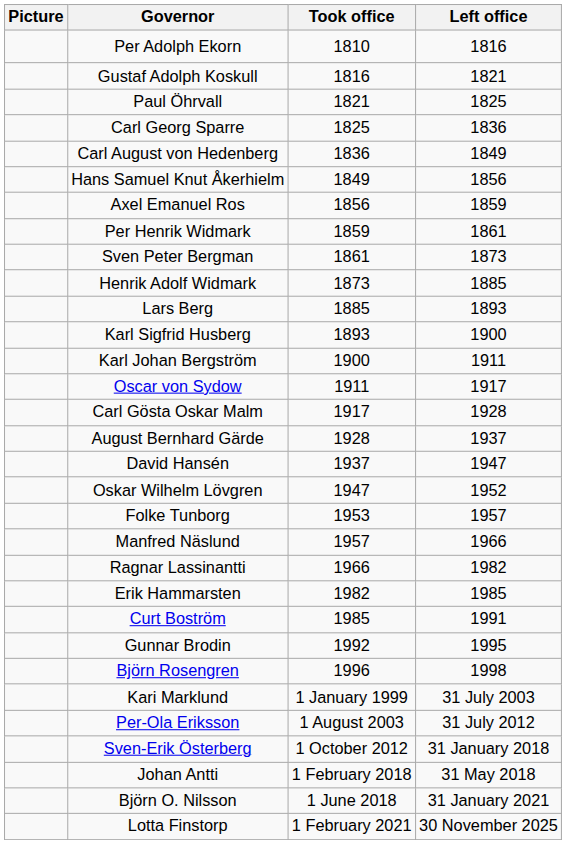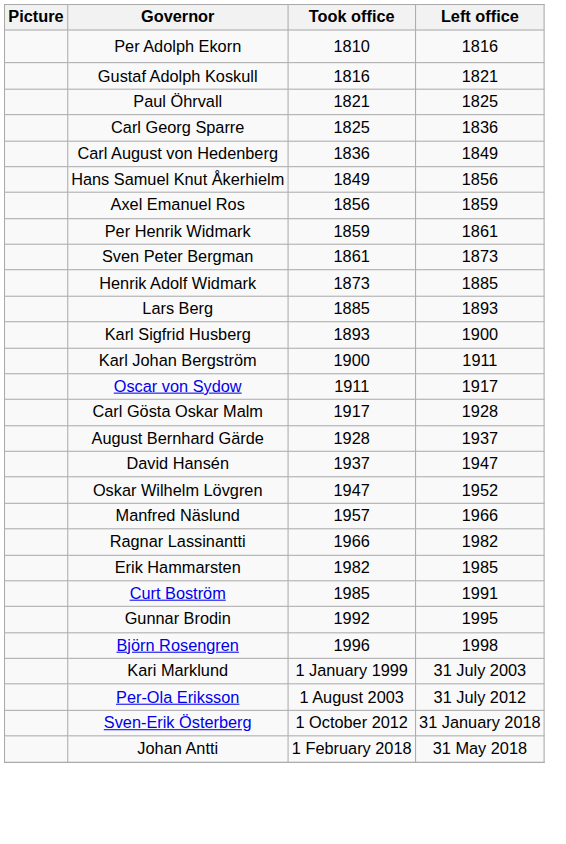- row: (178, 515)
- row: (178, 800)
- row: (178, 826)
